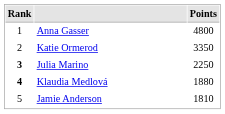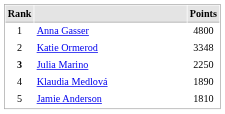(203, 48) 3350 -> (203, 48) 3348
(20, 82) bold -> (20, 82) normal
(203, 82) 1880 -> (203, 82) 1890
